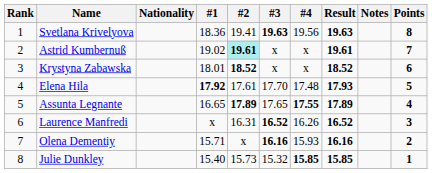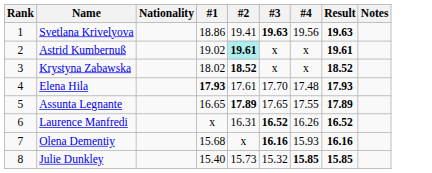- column: (409, 13)
(212, 31) 18.36 -> (212, 31) 18.86
(212, 68) 18.01 -> (212, 68) 18.02
(212, 86) 17.92 -> (212, 86) 17.93
(306, 104) bold -> (306, 104) normal
(212, 141) 15.71 -> (212, 141) 15.68
